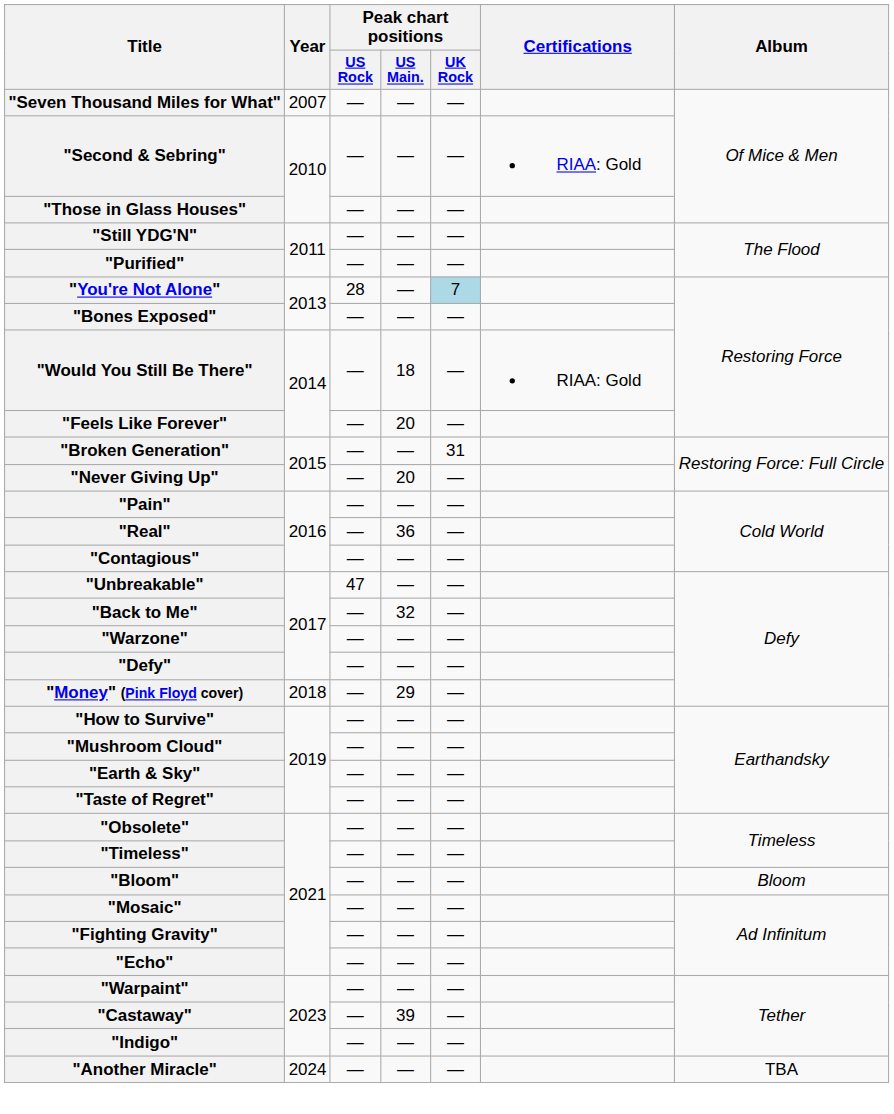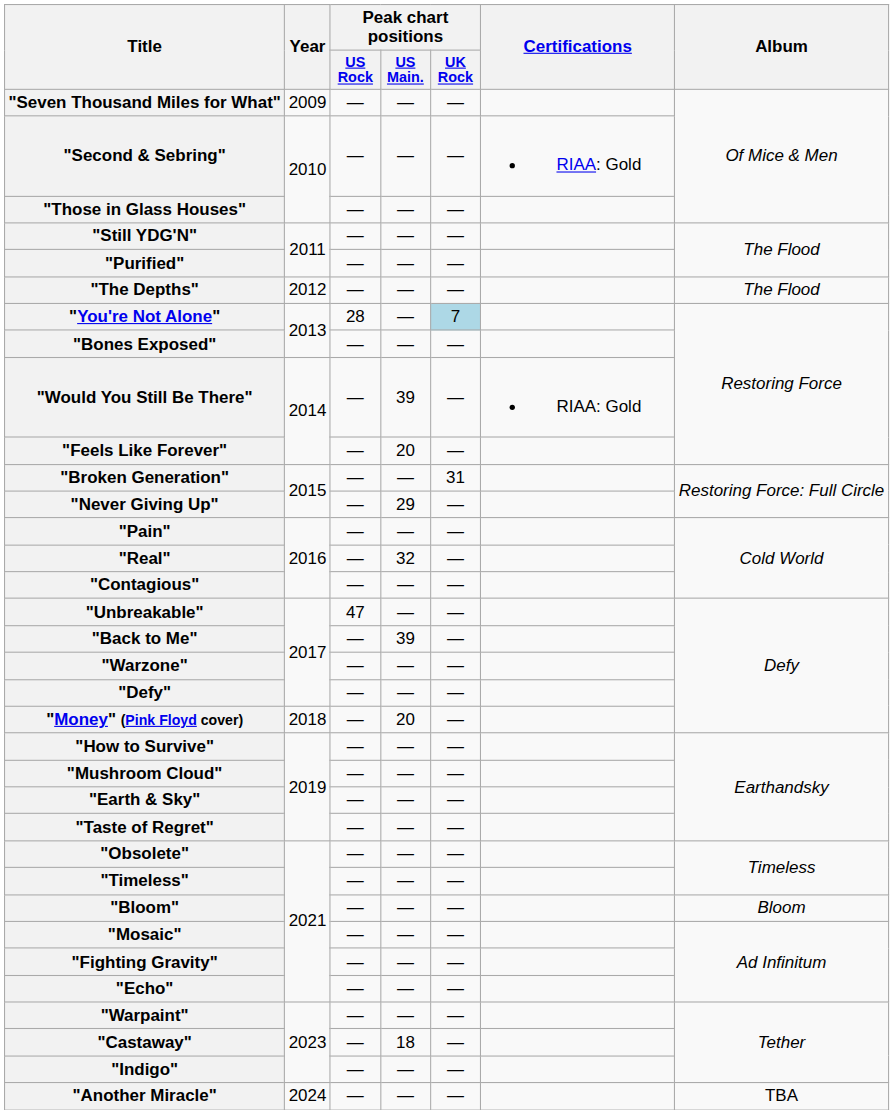(308, 102) 2007 -> (308, 102) 2009
+ row: (145, 290)
(405, 370) 18 -> (405, 397) 39
(405, 477) 20 -> (405, 504) 29
(405, 531) 36 -> (405, 558) 32
(405, 612) 32 -> (405, 638) 39
(405, 692) 29 -> (405, 719) 20
(405, 1015) 39 -> (405, 1042) 18
